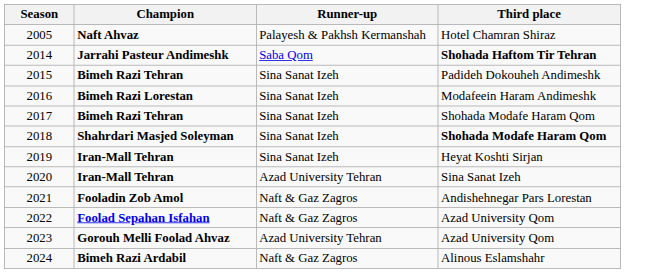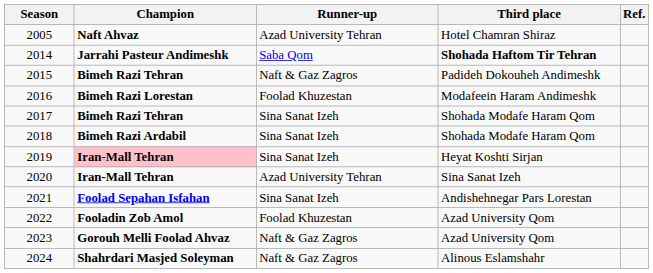+ column: (634, 14)
(343, 34) Palayesh & Pakhsh Kermanshah -> (320, 34) Azad University Tehran
(299, 75) Sina Sanat Izeh -> (308, 75) Naft & Gaz Zagros
(299, 95) Sina Sanat Izeh -> (306, 95) Foolad Khuzestan
(155, 136) Shahrdari Masjed Soleyman -> (132, 136) Bimeh Razi Ardabil
(524, 136) bold -> (518, 136) normal
(125, 156) no background -> (125, 156) pink background
(130, 197) Fooladin Zob Amol -> (143, 197) Foolad Sepahan Isfahan
(308, 197) Naft & Gaz Zagros -> (299, 197) Sina Sanat Izeh
(143, 217) Foolad Sepahan Isfahan -> (130, 217) Fooladin Zob Amol
(308, 217) Naft & Gaz Zagros -> (306, 217) Foolad Khuzestan
(320, 237) Azad University Tehran -> (308, 237) Naft & Gaz Zagros
(132, 258) Bimeh Razi Ardabil -> (155, 258) Shahrdari Masjed Soleyman
